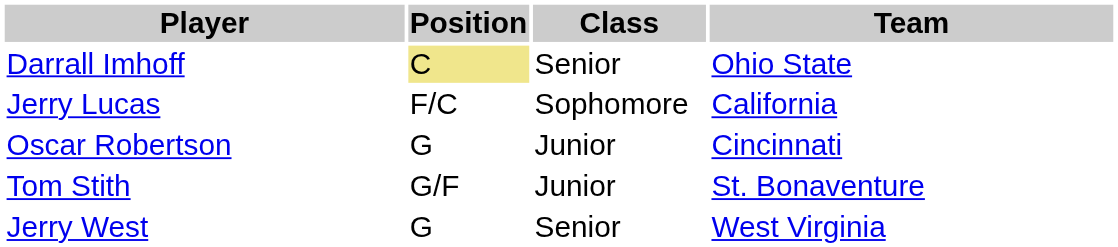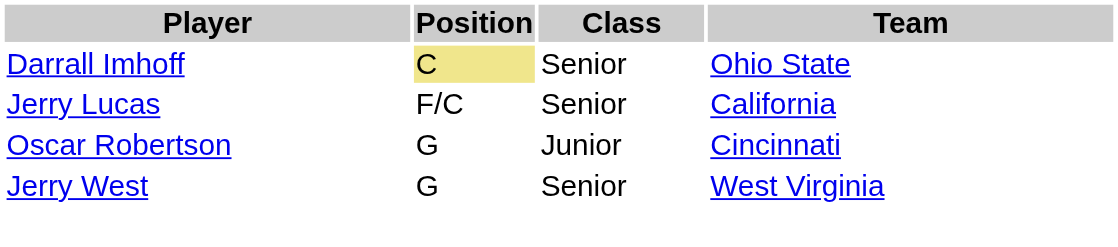(612, 104) Sophomore -> (584, 104) Senior
- row: (69, 186)
